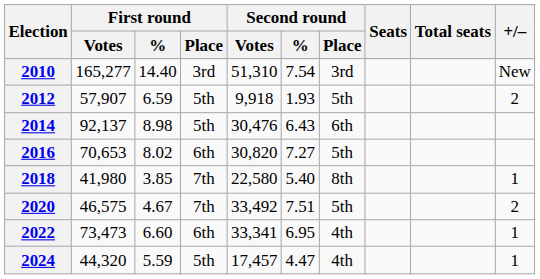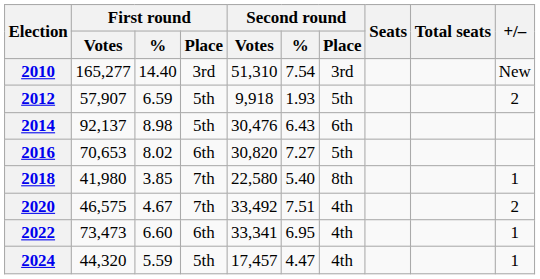(342, 206) 5th -> (342, 206) 4th
